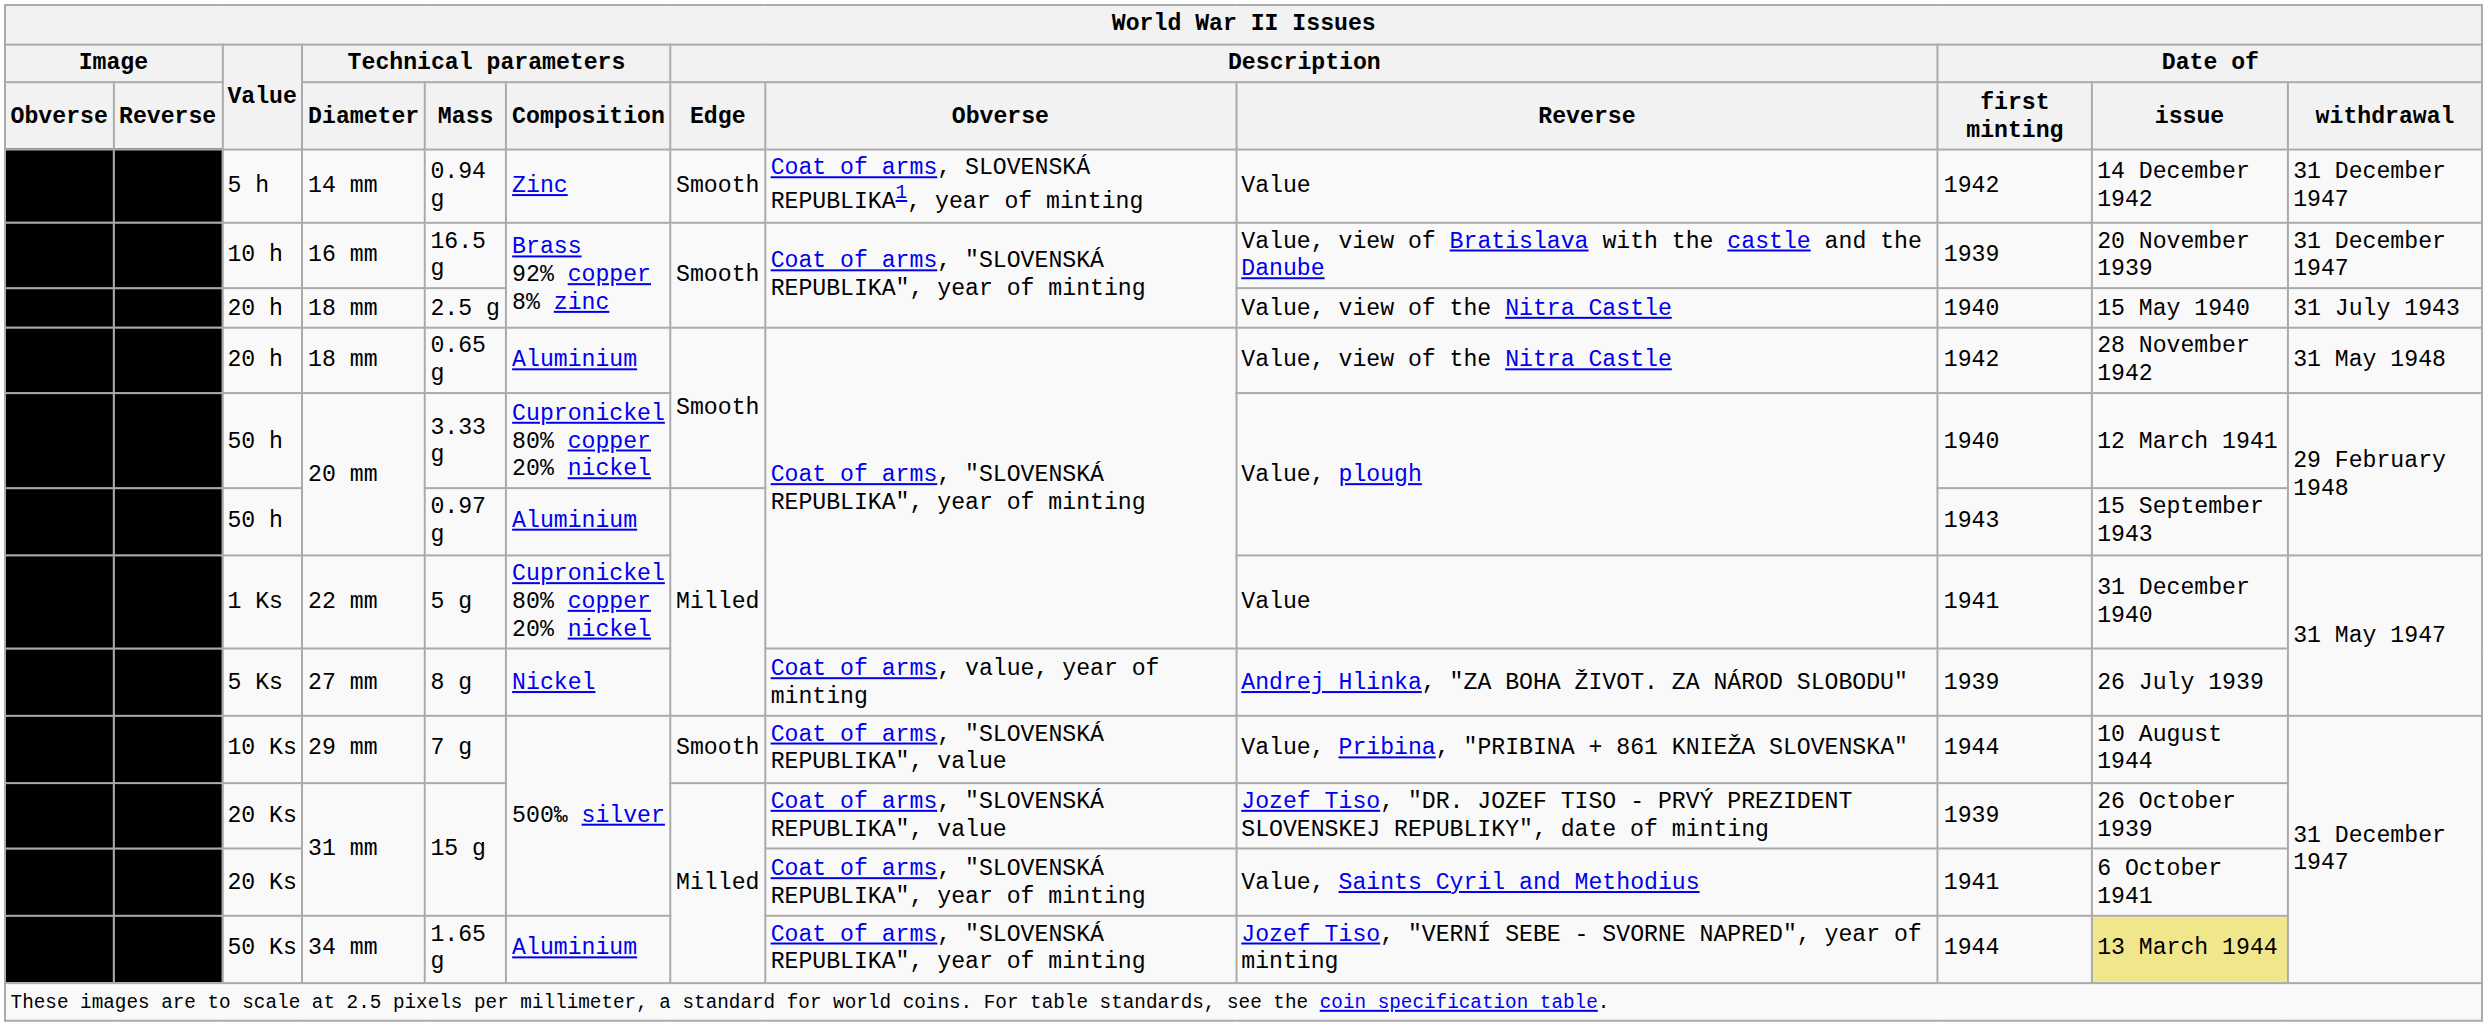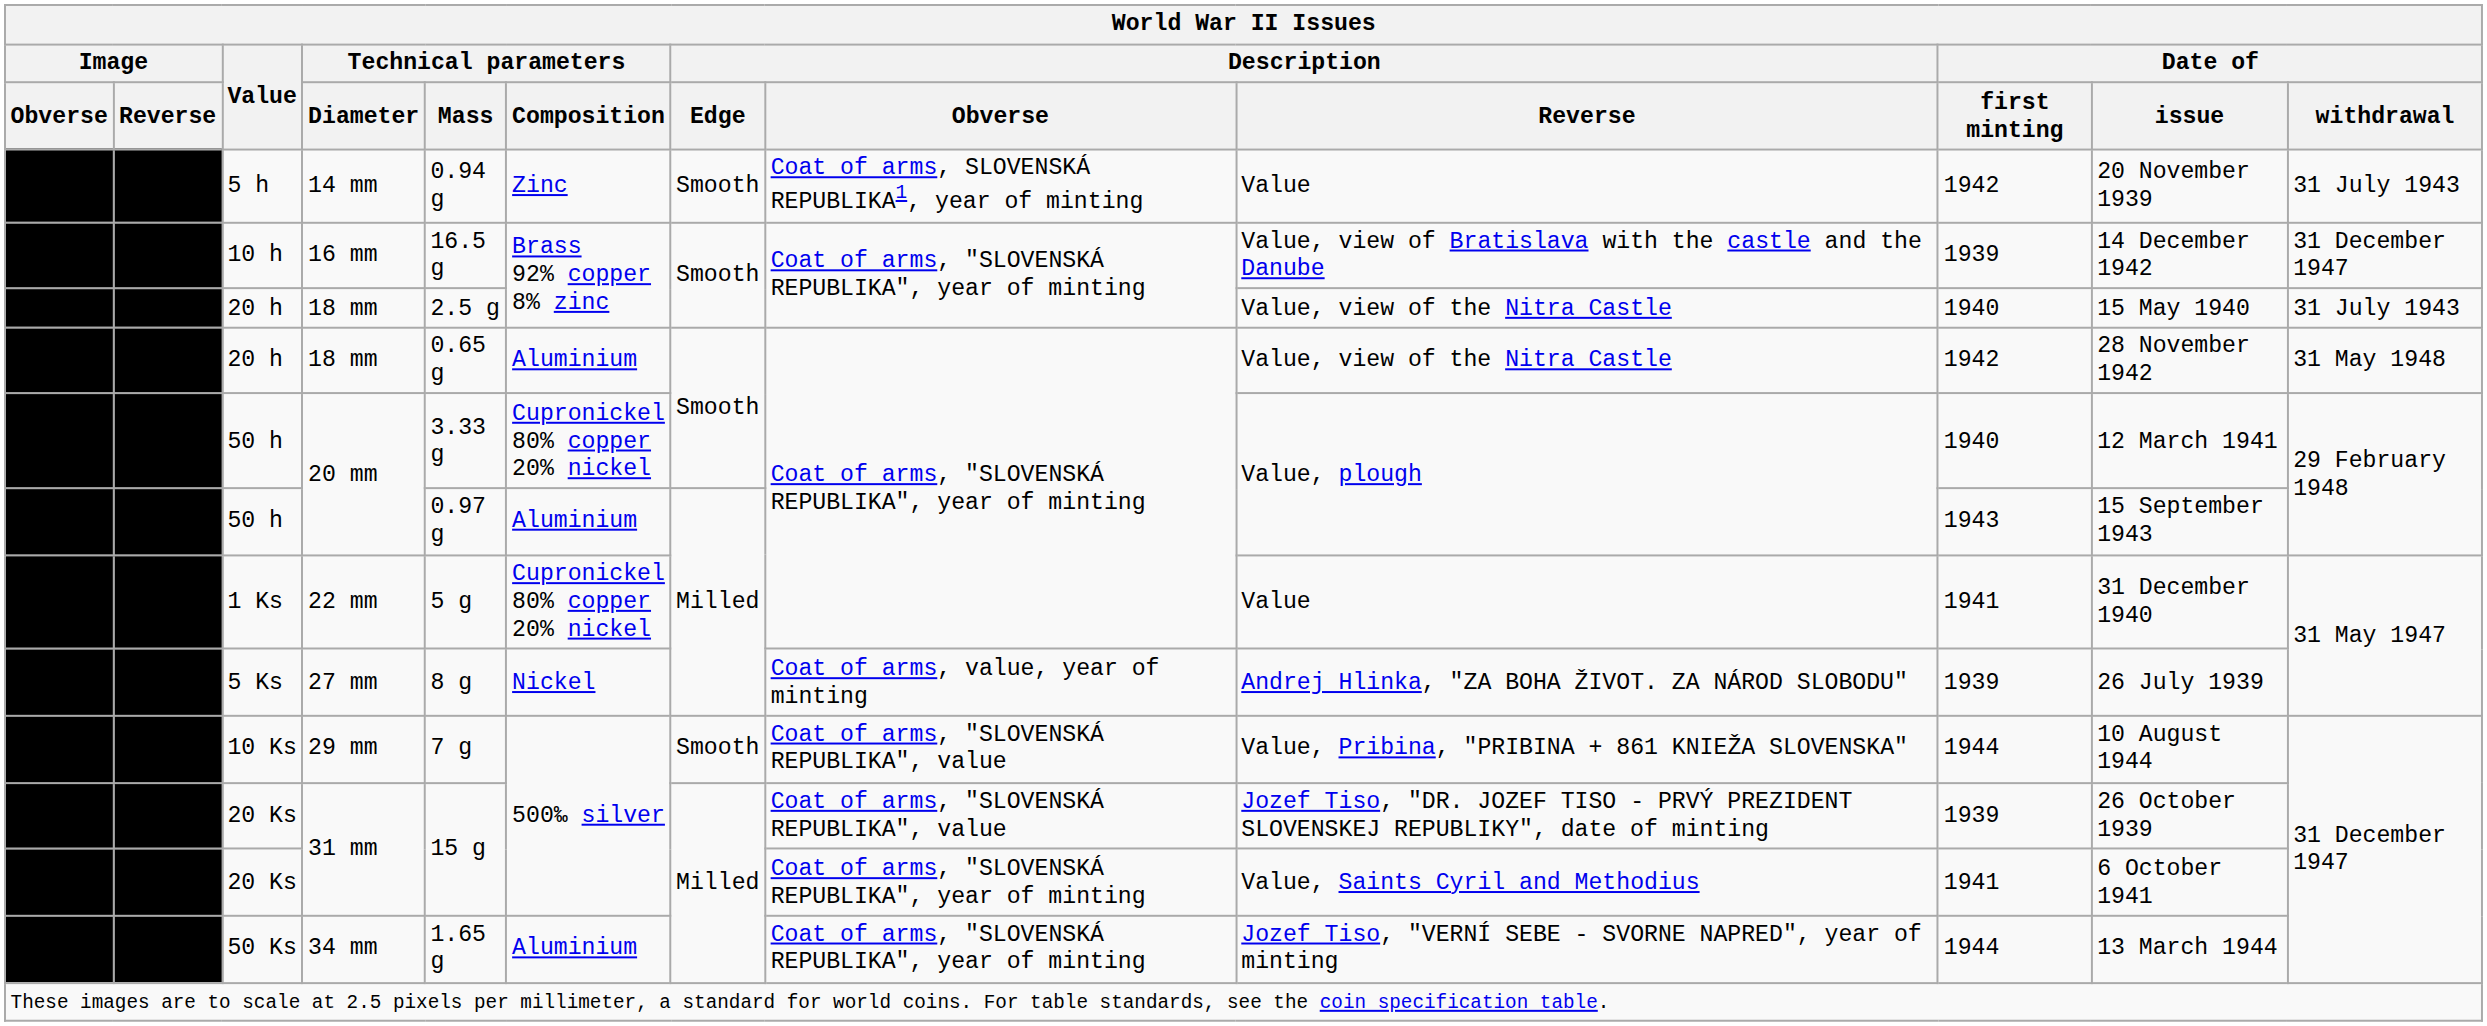(2174, 185) 14 December 1942 -> (2174, 185) 20 November 1939
(2370, 185) 31 December 1947 -> (2376, 185) 31 July 1943
(2174, 255) 20 November 1939 -> (2174, 255) 14 December 1942
(2187, 949) khaki background -> (2187, 949) no background
